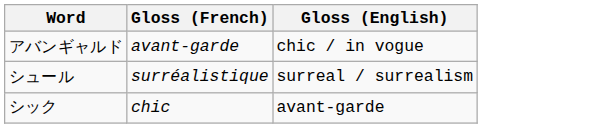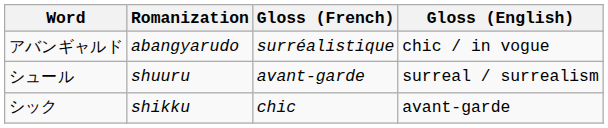+ column: (190, 18)
(185, 47) avant-garde -> (326, 47) surréalistique
(200, 77) surréalistique -> (311, 77) avant-garde
